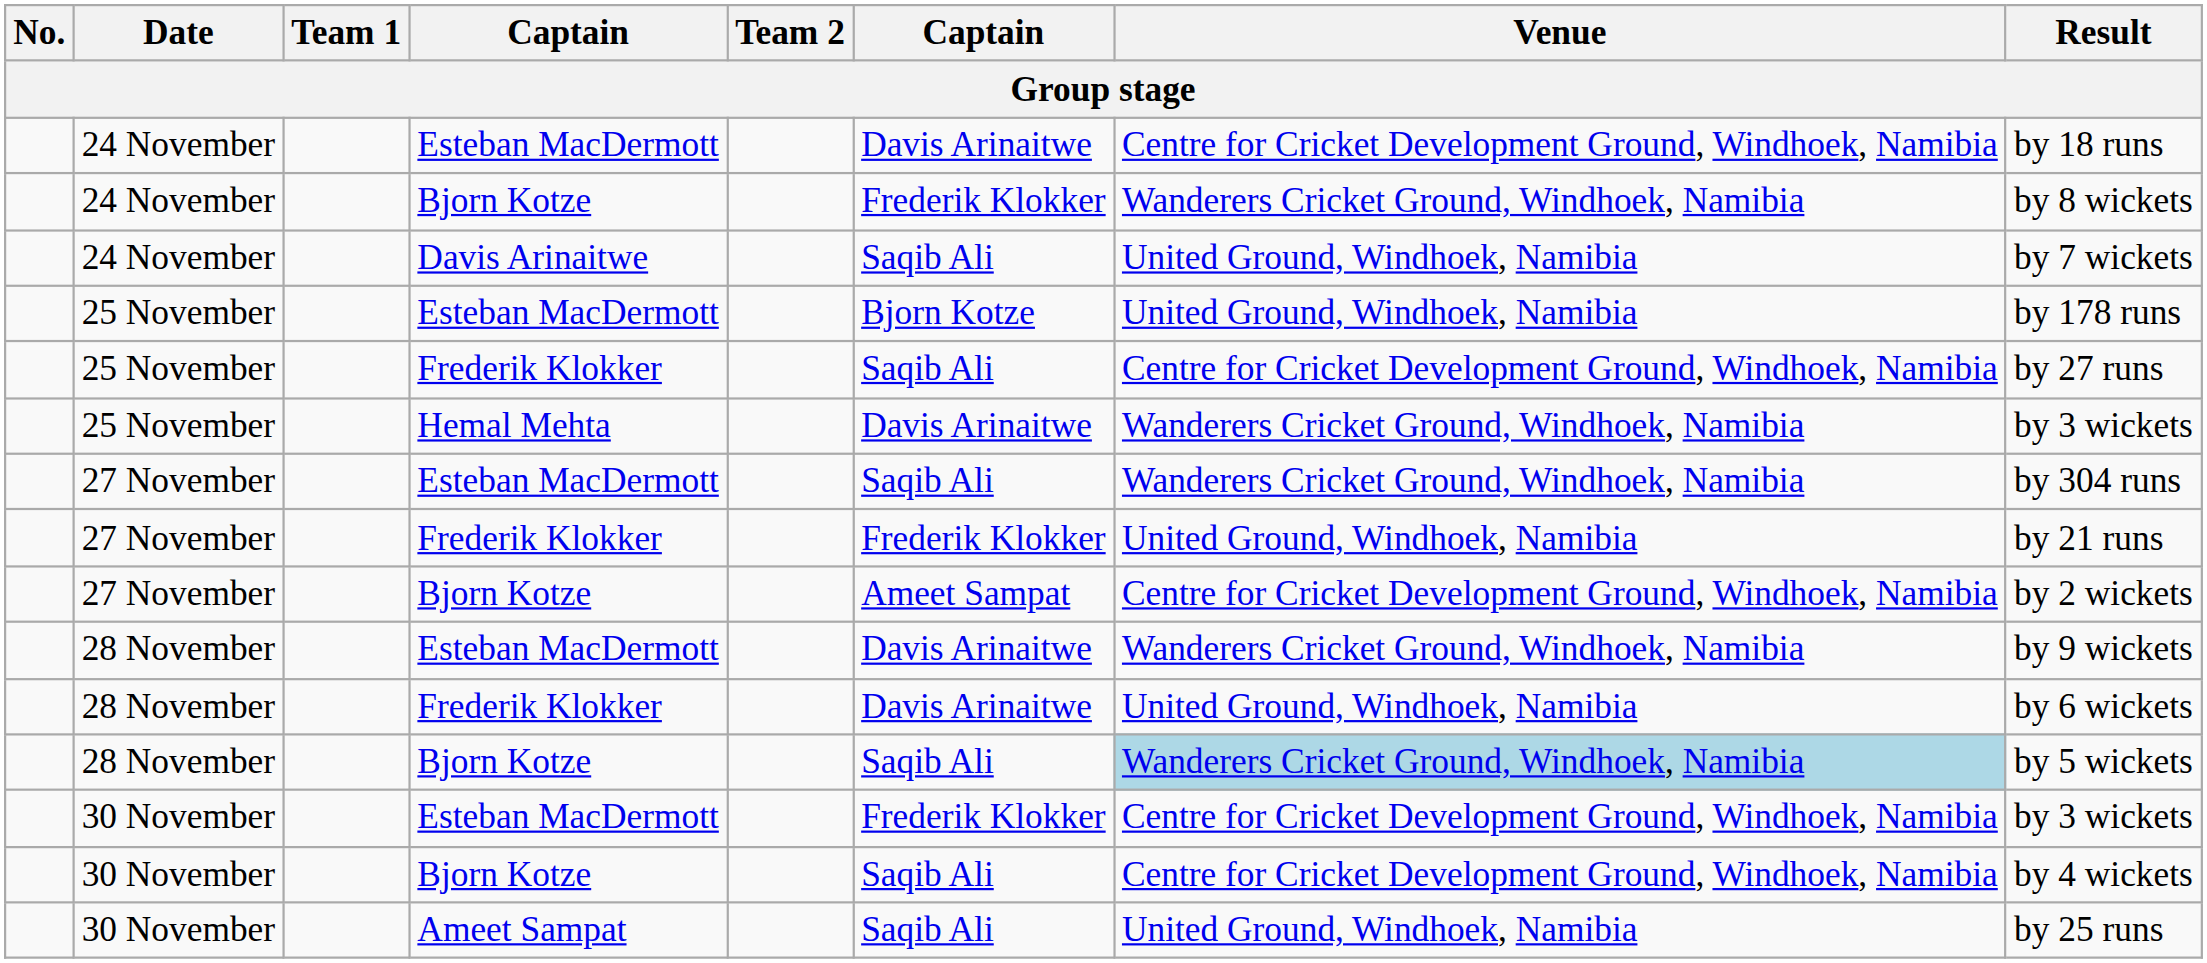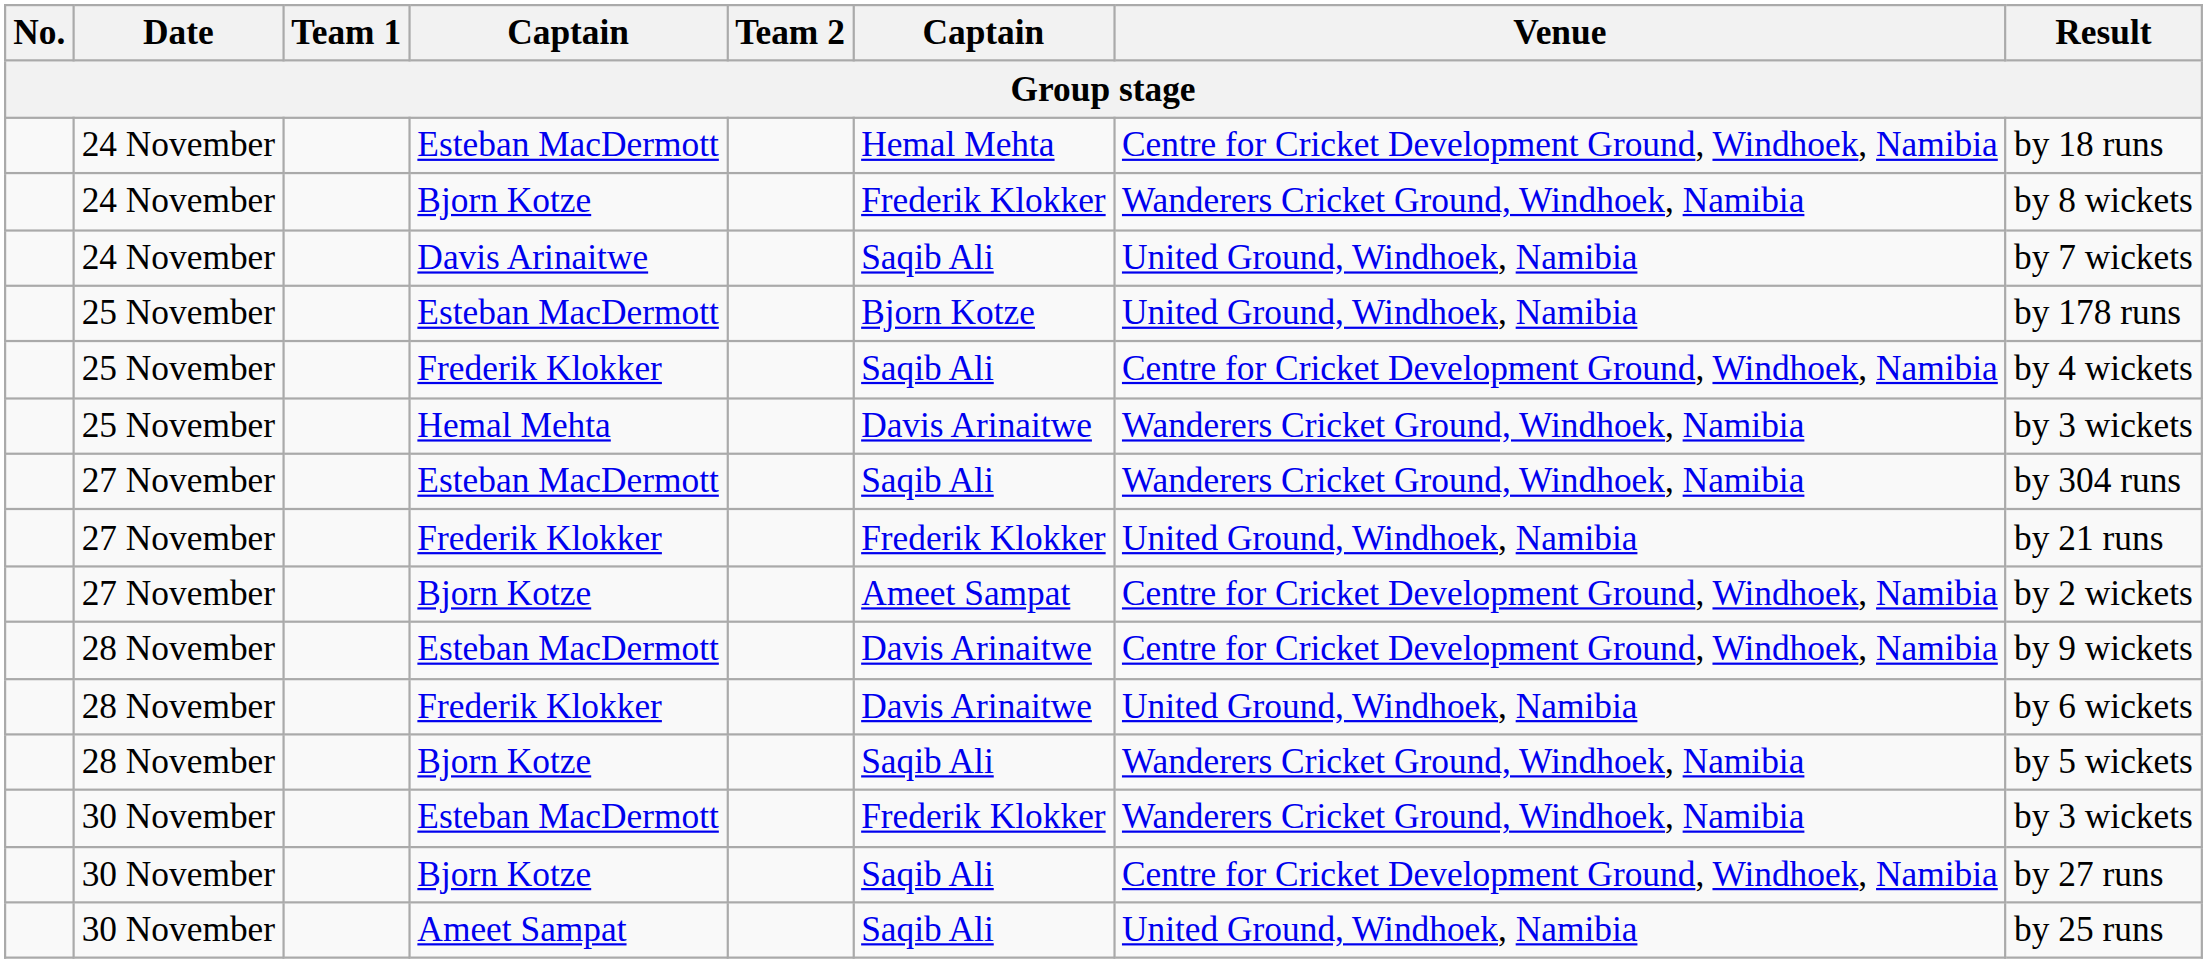(977, 144) Davis Arinaitwe -> (958, 144) Hemal Mehta
(2089, 369) by 27 runs -> (2103, 369) by 4 wickets
(1463, 649) Wanderers Cricket Ground, Windhoek, Namibia -> (1560, 649) Centre for Cricket Development Ground, Windhoek, Namibia
(1463, 761) lightblue background -> (1463, 761) no background
(1560, 817) Centre for Cricket Development Ground, Windhoek, Namibia -> (1463, 817) Wanderers Cricket Ground, Windhoek, Namibia
(2103, 873) by 4 wickets -> (2089, 873) by 27 runs
